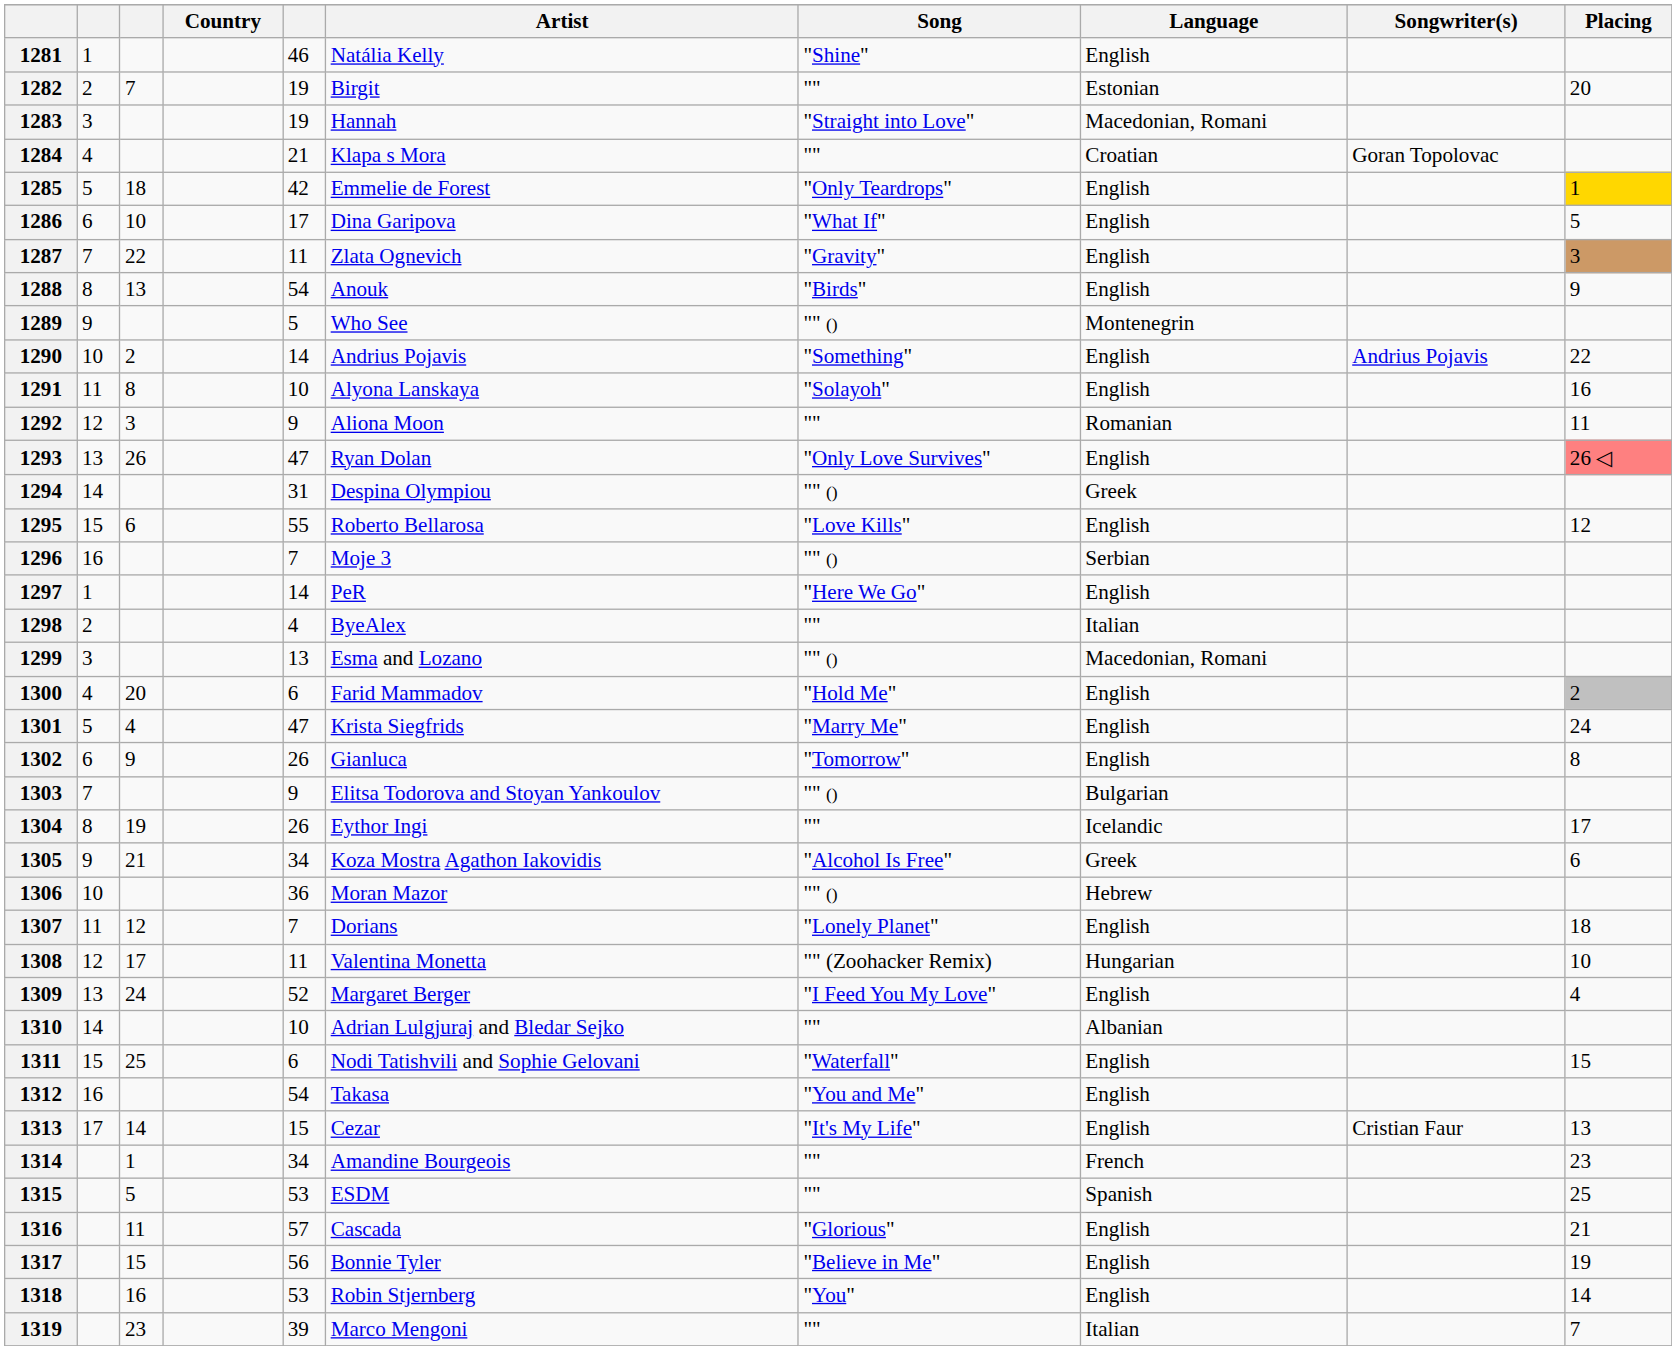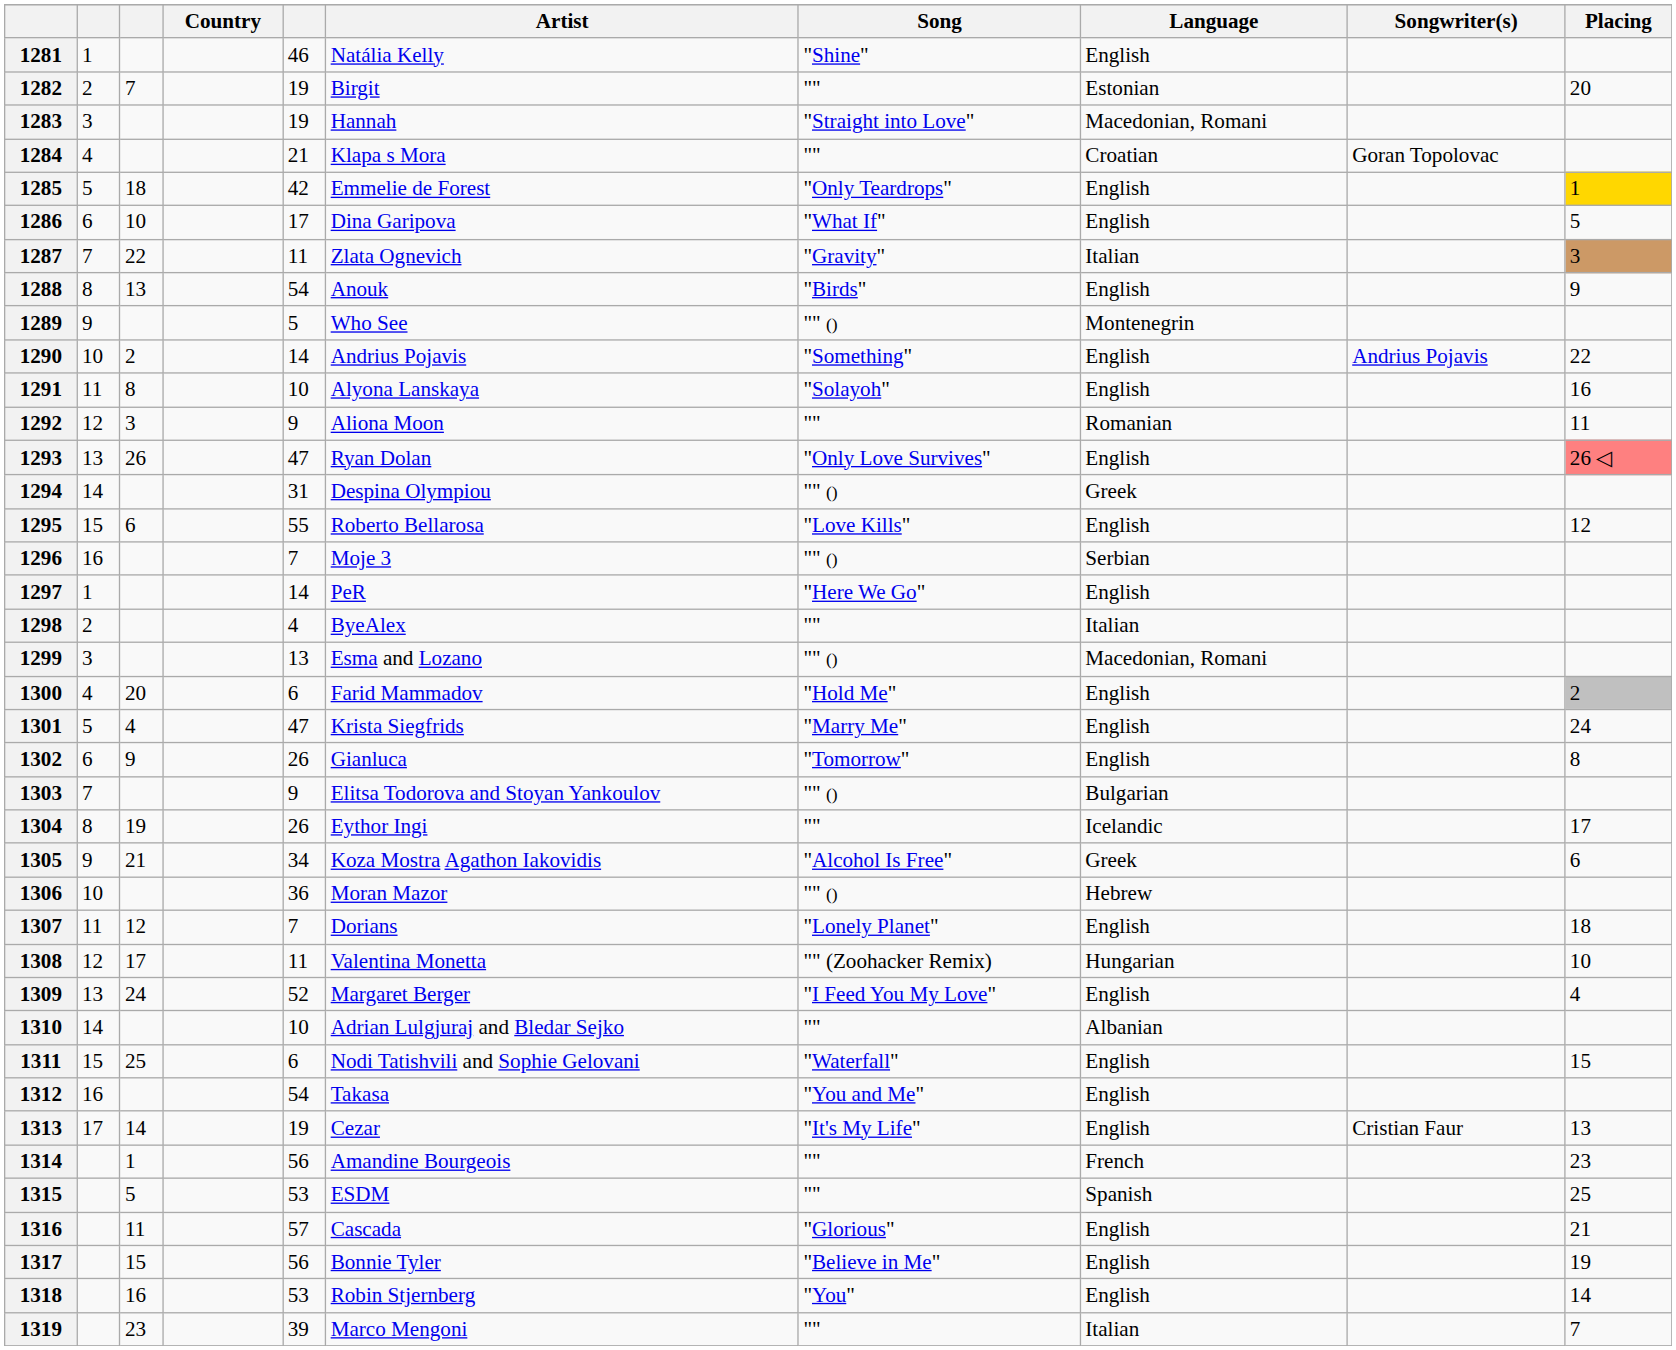(1118, 255) English -> (1112, 255) Italian
(298, 1127) 15 -> (298, 1127) 19
(298, 1161) 34 -> (298, 1161) 56
